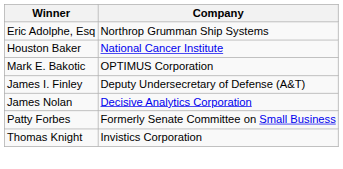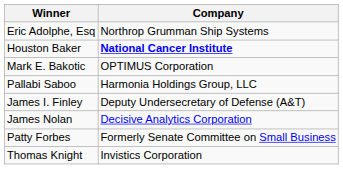(162, 48) normal -> (166, 48) bold
+ row: (41, 84)
